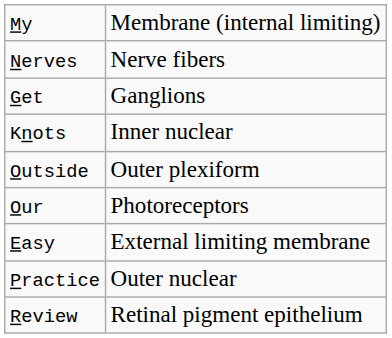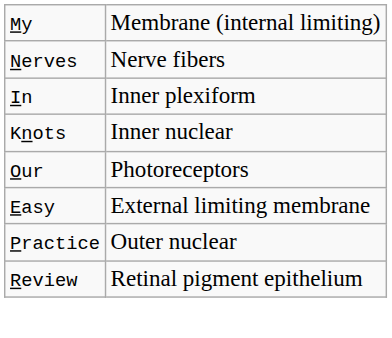- row: (27, 98)
+ row: (21, 98)
- row: (49, 171)
